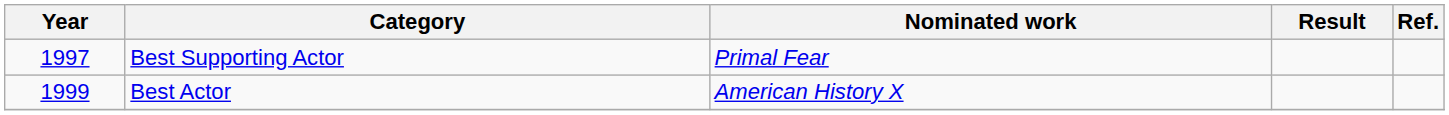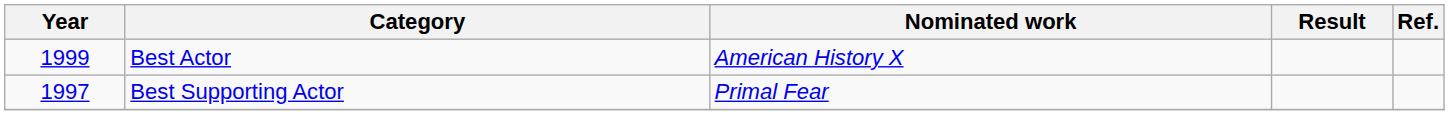rows swapped: (237, 57) <-> (181, 92)
